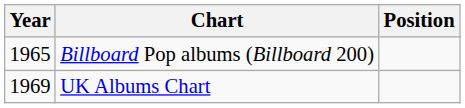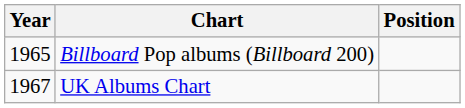(30, 86) 1969 -> (30, 86) 1967
